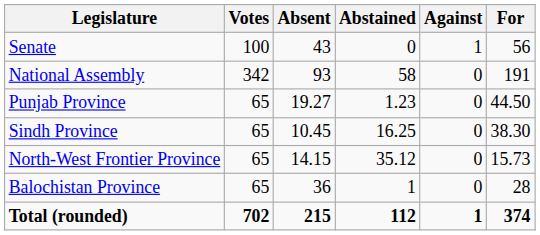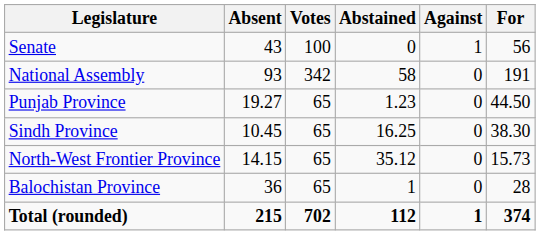columns swapped: (249, 18) <-> (304, 18)
